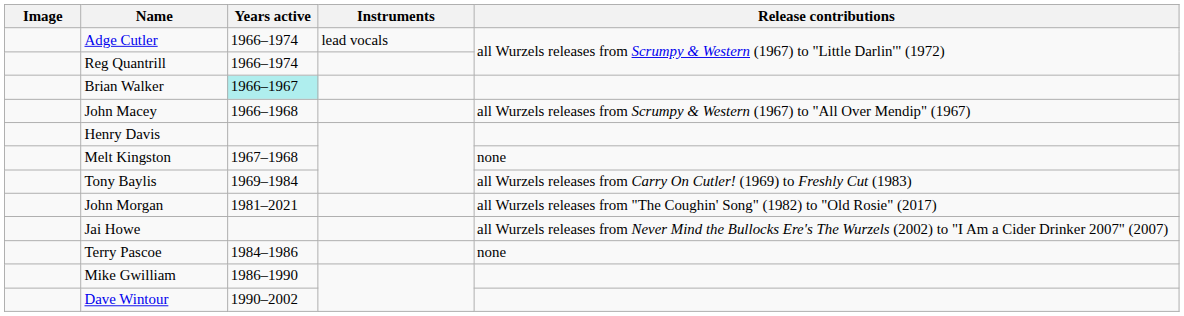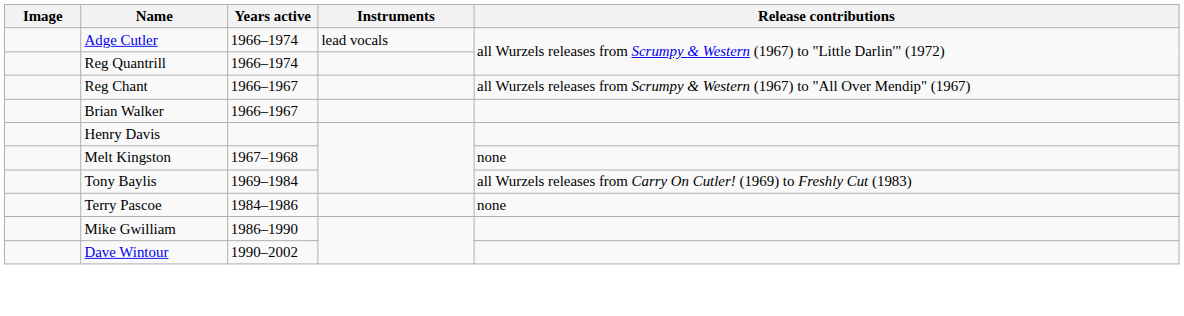+ row: (116, 87)
(264, 87) paleturquoise background -> (264, 110) no background
- row: (121, 110)
- row: (124, 205)
- row: (112, 228)
